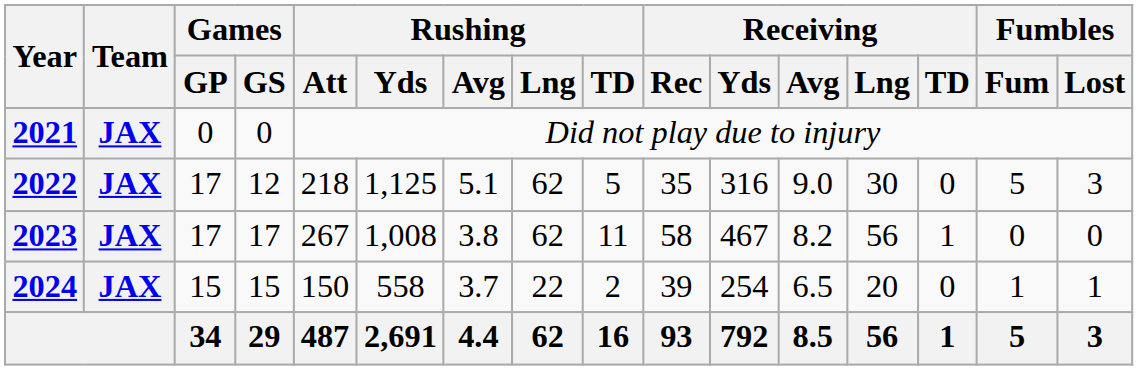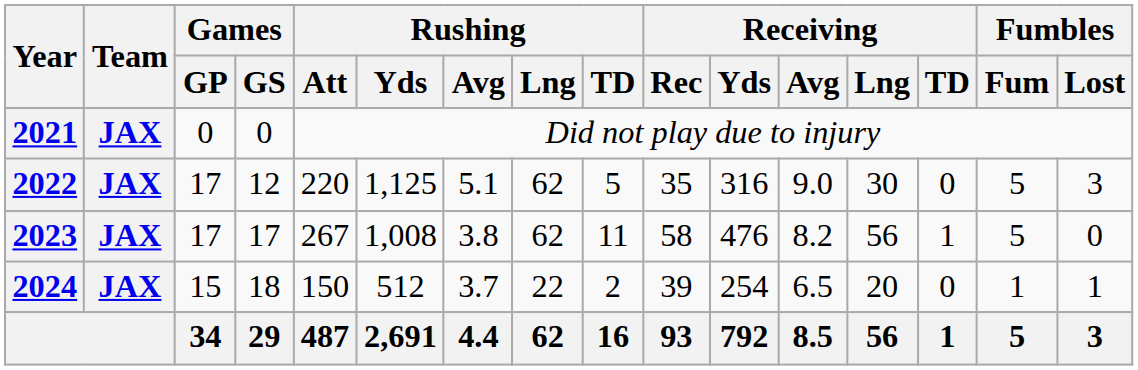(325, 183) 218 -> (325, 183) 220
(744, 235) 467 -> (744, 235) 476
(1017, 235) 0 -> (1017, 235) 5
(264, 286) 15 -> (264, 286) 18
(400, 286) 558 -> (400, 286) 512
